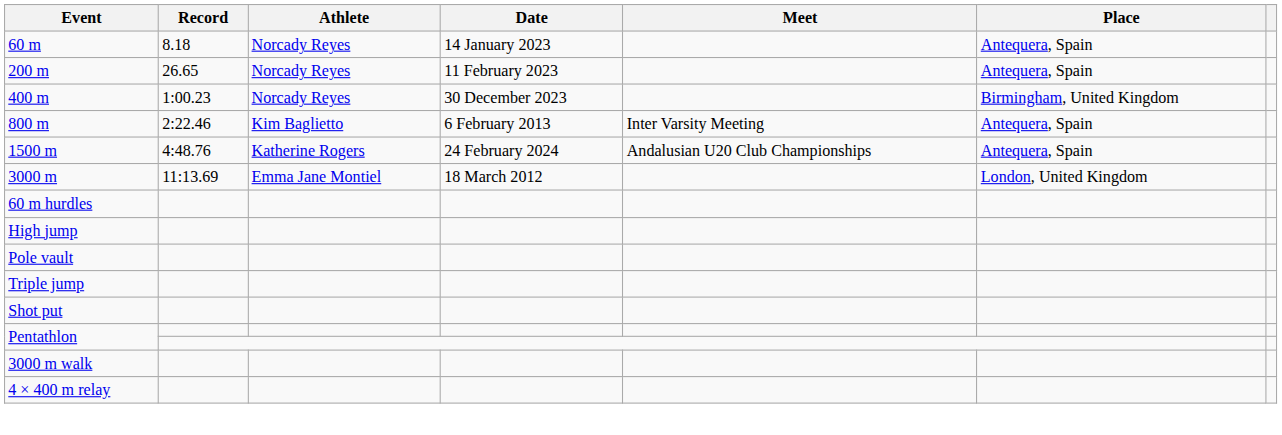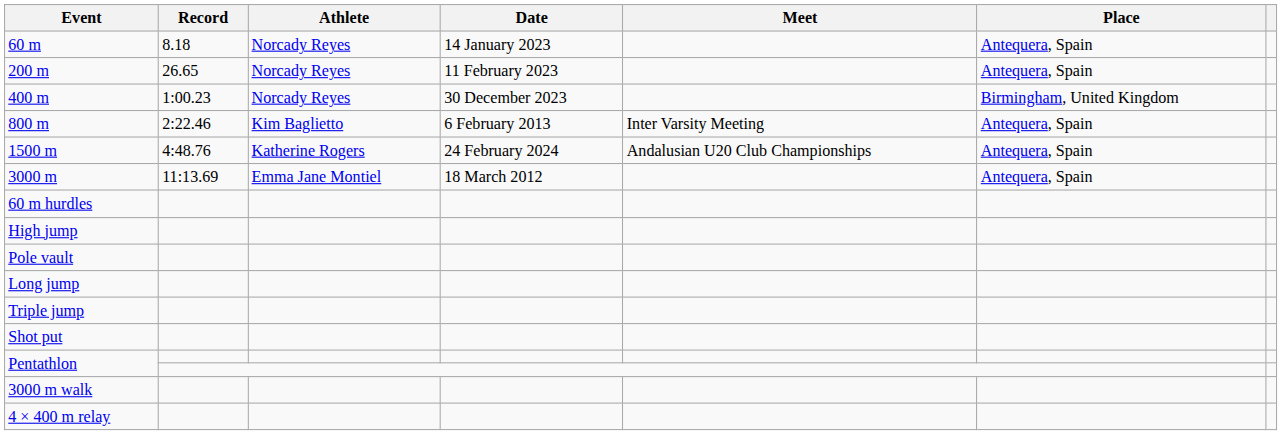(1064, 177) London, United Kingdom -> (1037, 177) Antequera, Spain
+ row: (44, 283)
